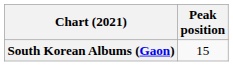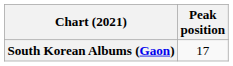(203, 50) 15 -> (203, 50) 17
